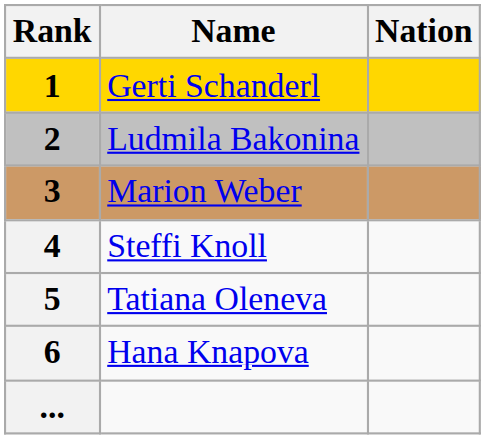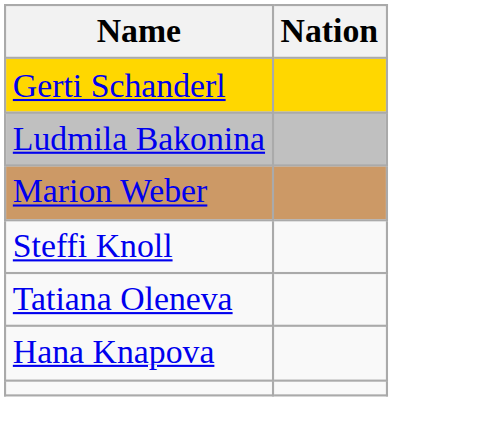- column: (52, 31)
